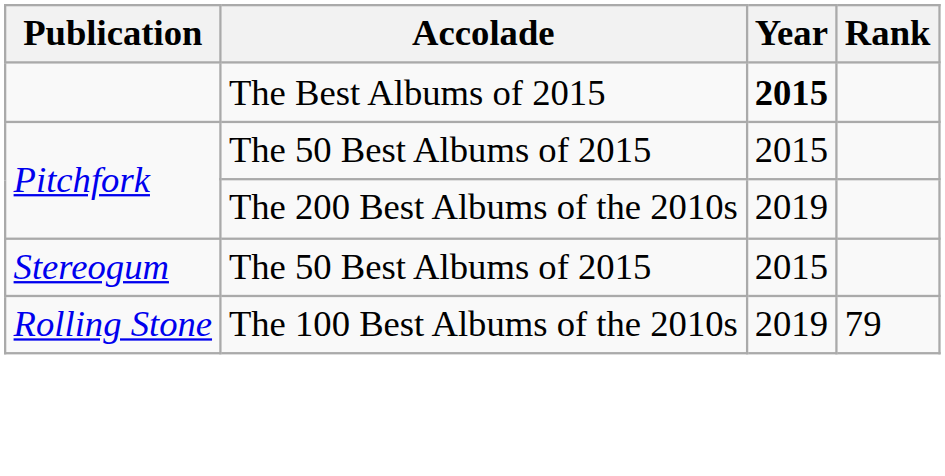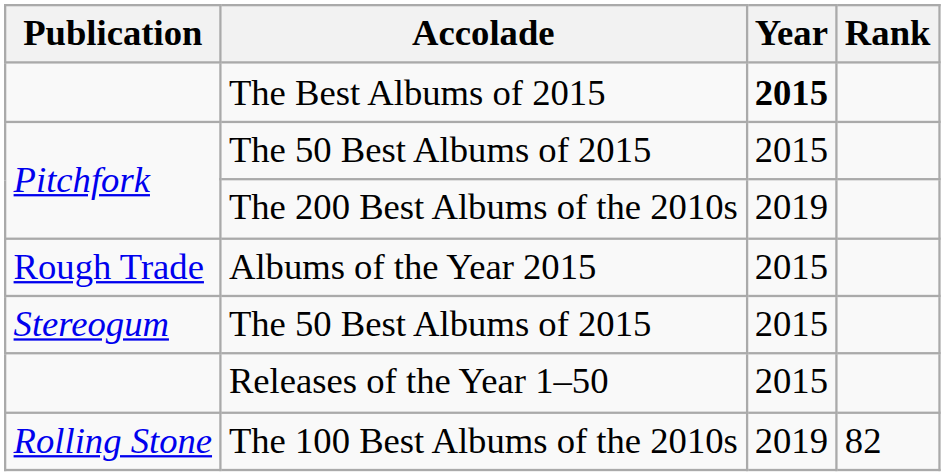+ row: (109, 265)
+ row: (113, 383)
(863, 324) 79 -> (863, 440) 82
